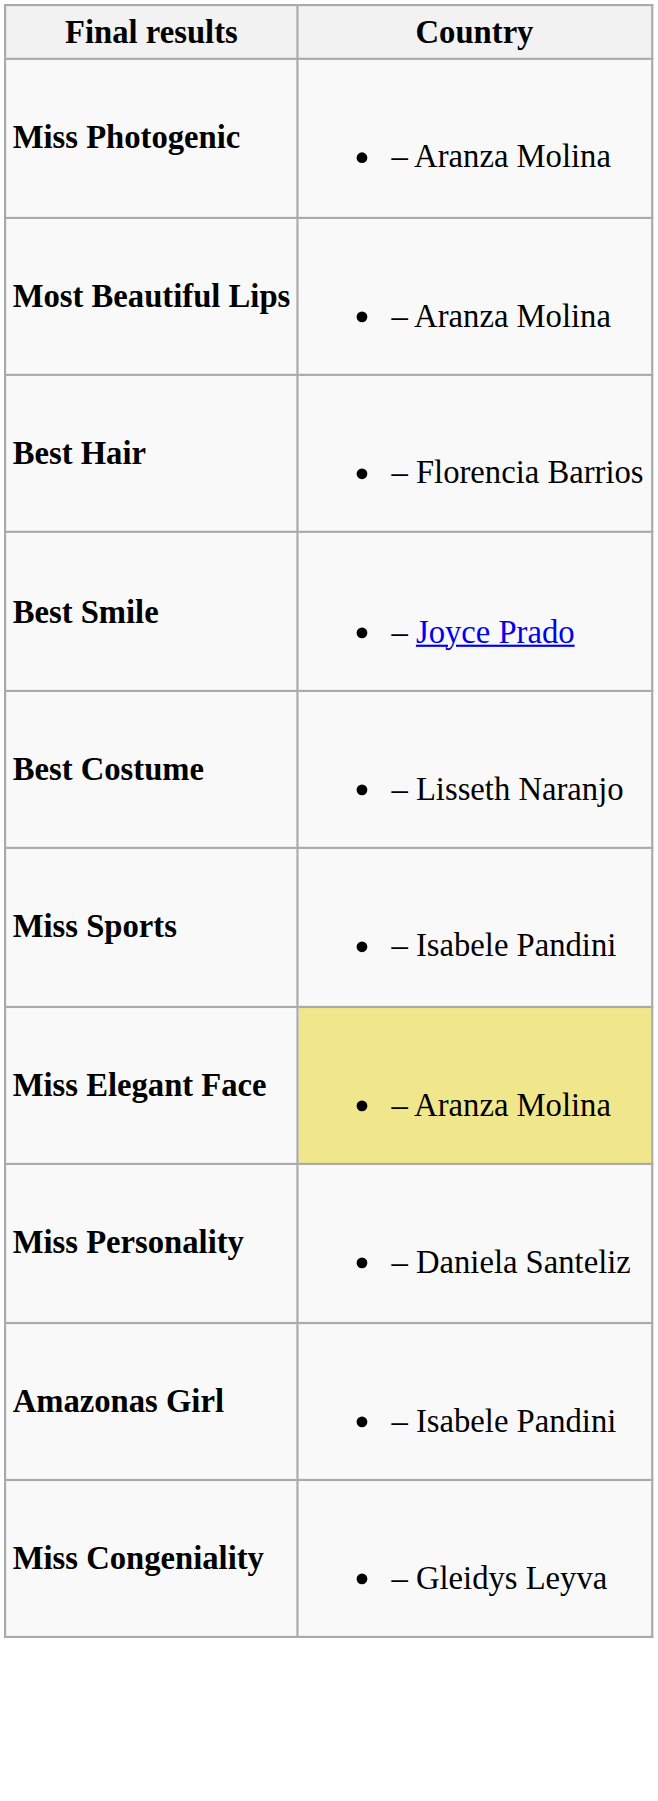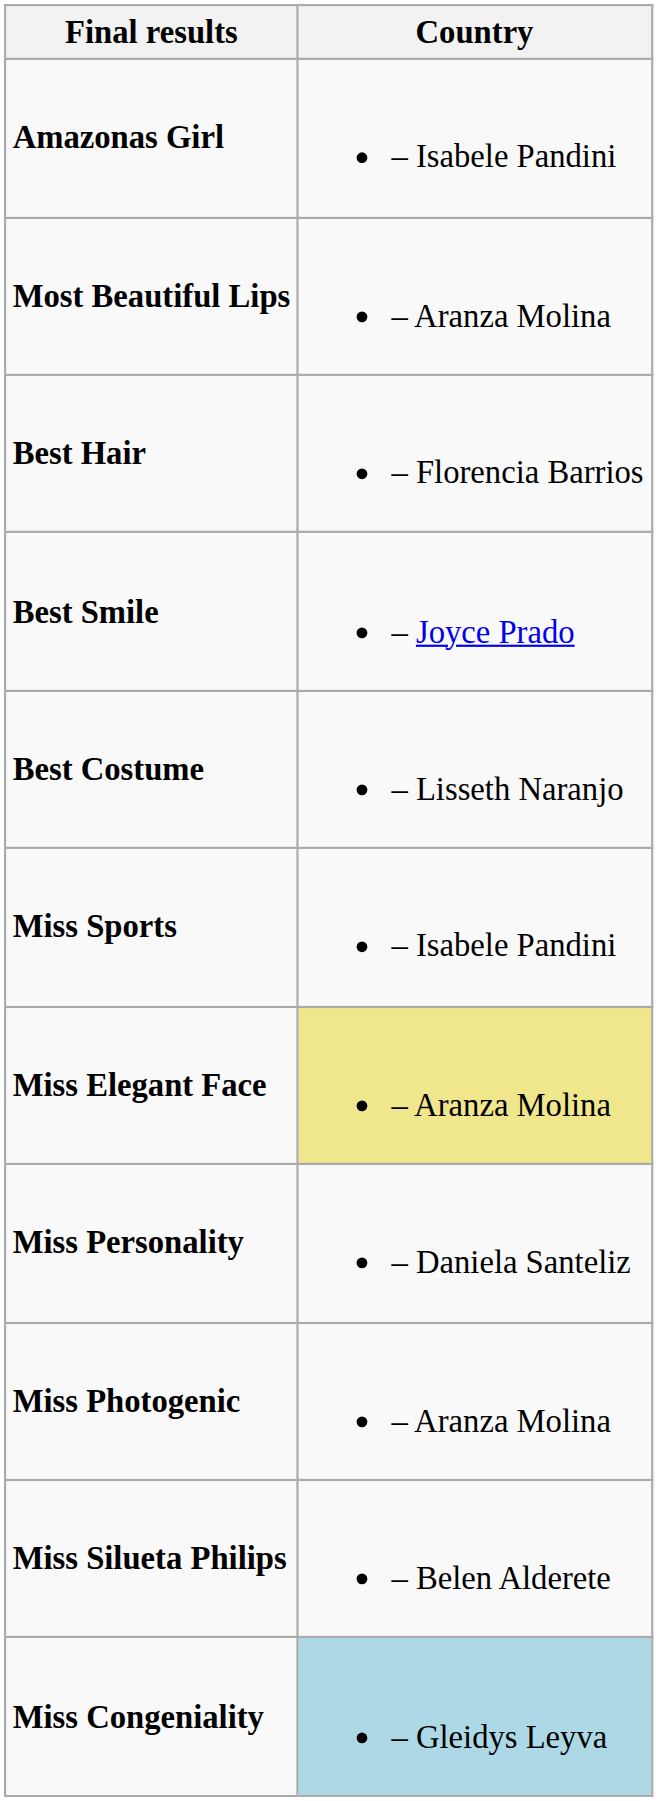rows swapped: (118, 1400) <-> (126, 137)
+ row: (150, 1558)
(474, 1578) no background -> (474, 1736) lightblue background
